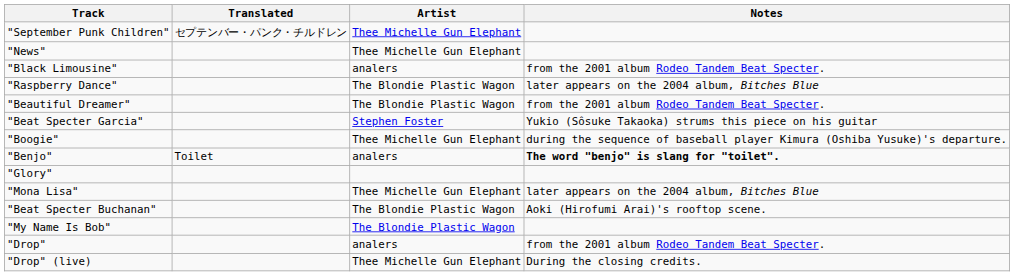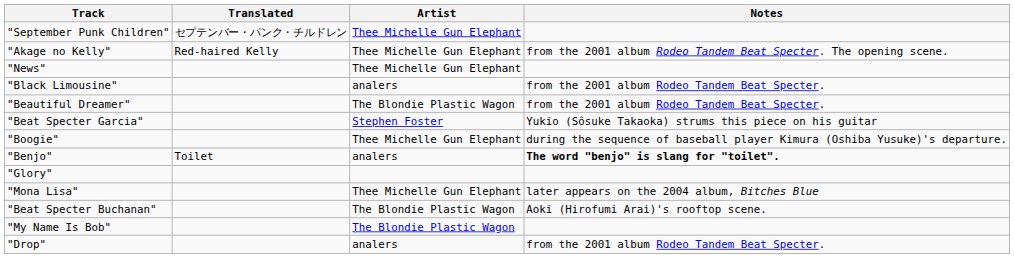+ row: (59, 51)
- row: (62, 86)
- row: (49, 262)
